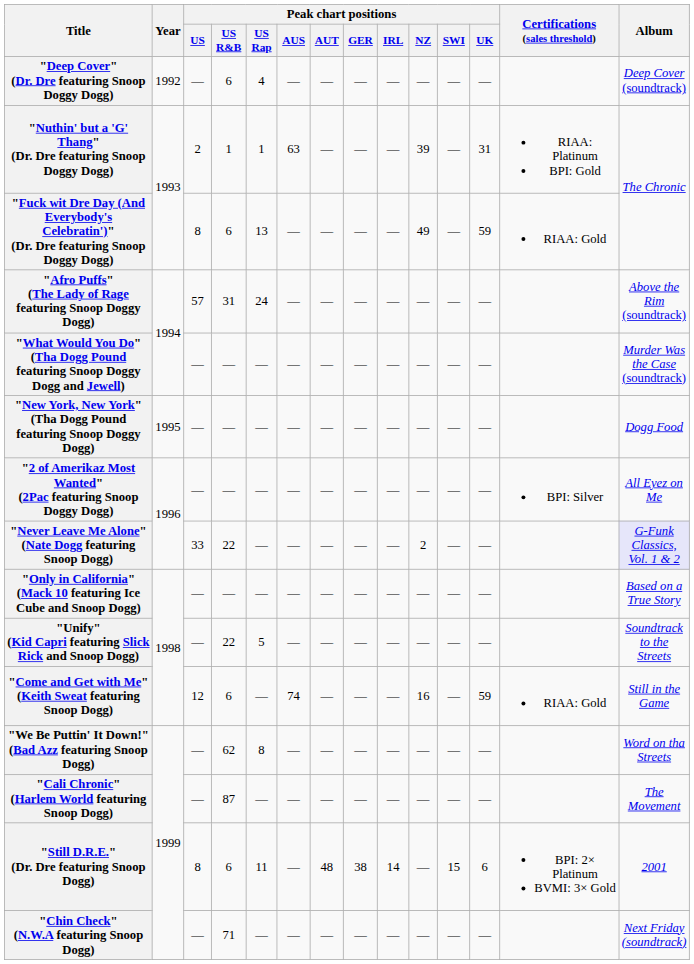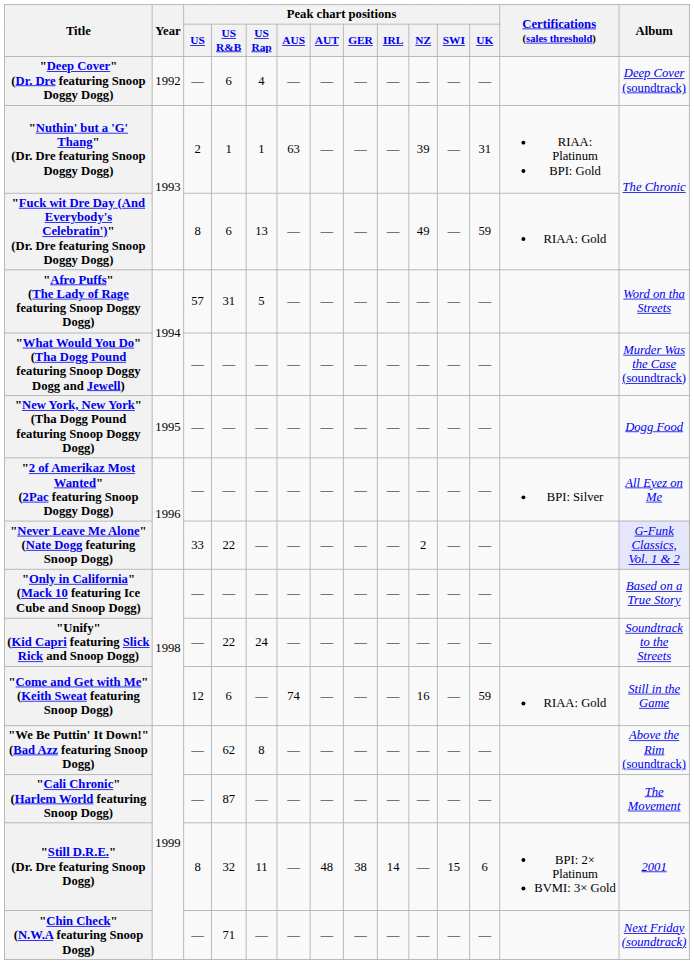(262, 301) 24 -> (262, 301) 5
(654, 301) Above the Rim (soundtrack) -> (654, 301) Word on tha Streets
(262, 642) 5 -> (262, 642) 24
(654, 750) Word on tha Streets -> (654, 750) Above the Rim (soundtrack)
(229, 866) 6 -> (229, 866) 32
